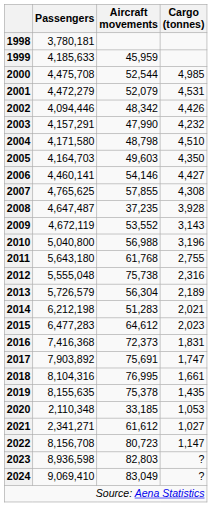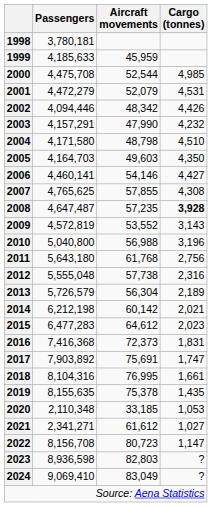(142, 208) 37,235 -> (142, 208) 57,235
(191, 208) normal -> (191, 208) bold
(71, 225) 4,672,119 -> (71, 225) 4,572,819
(191, 259) 2,755 -> (191, 259) 2,756
(142, 275) 75,738 -> (142, 275) 57,738
(142, 309) 51,283 -> (142, 309) 60,142
